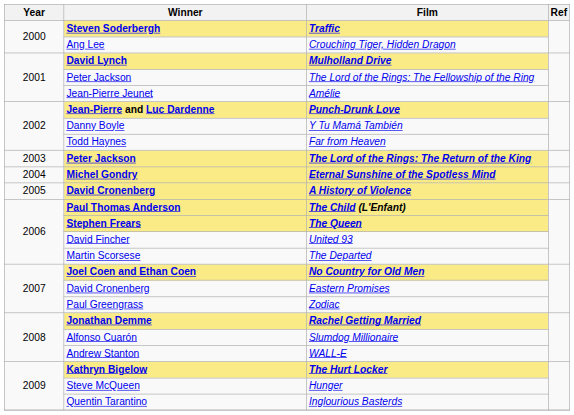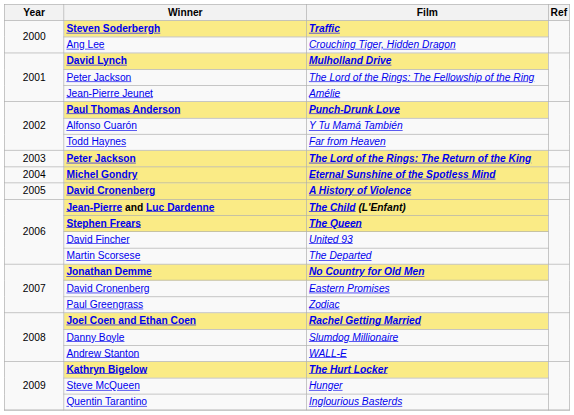(140, 110) Jean-Pierre and Luc Dardenne -> (123, 110) Paul Thomas Anderson
(95, 126) Danny Boyle -> (102, 126) Alfonso Cuarón
(123, 207) Paul Thomas Anderson -> (140, 207) Jean-Pierre and Luc Dardenne
(131, 272) Joel Coen and Ethan Coen -> (109, 272) Jonathan Demme
(109, 321) Jonathan Demme -> (131, 321) Joel Coen and Ethan Coen
(102, 337) Alfonso Cuarón -> (95, 337) Danny Boyle
